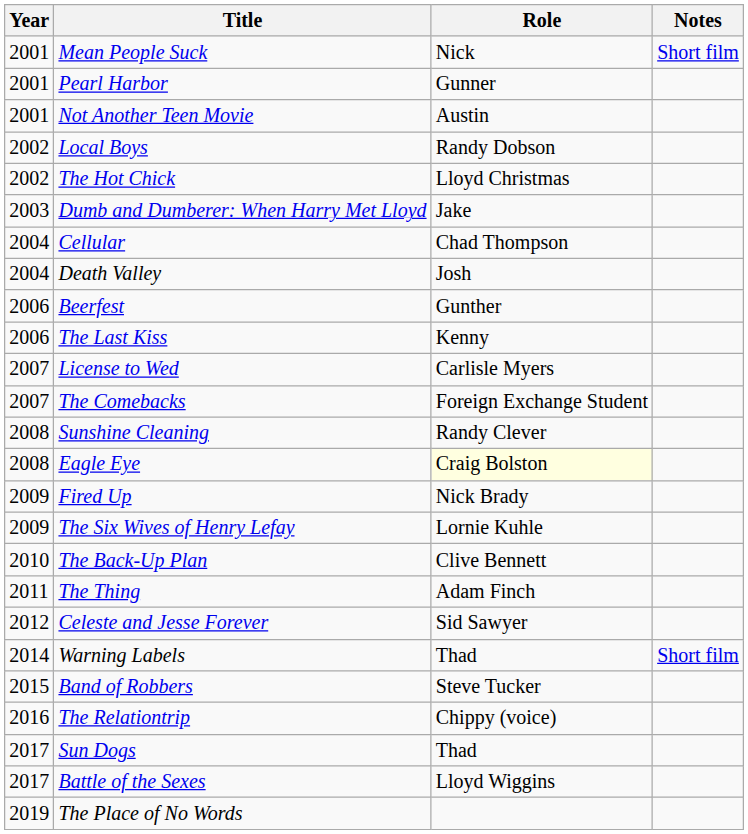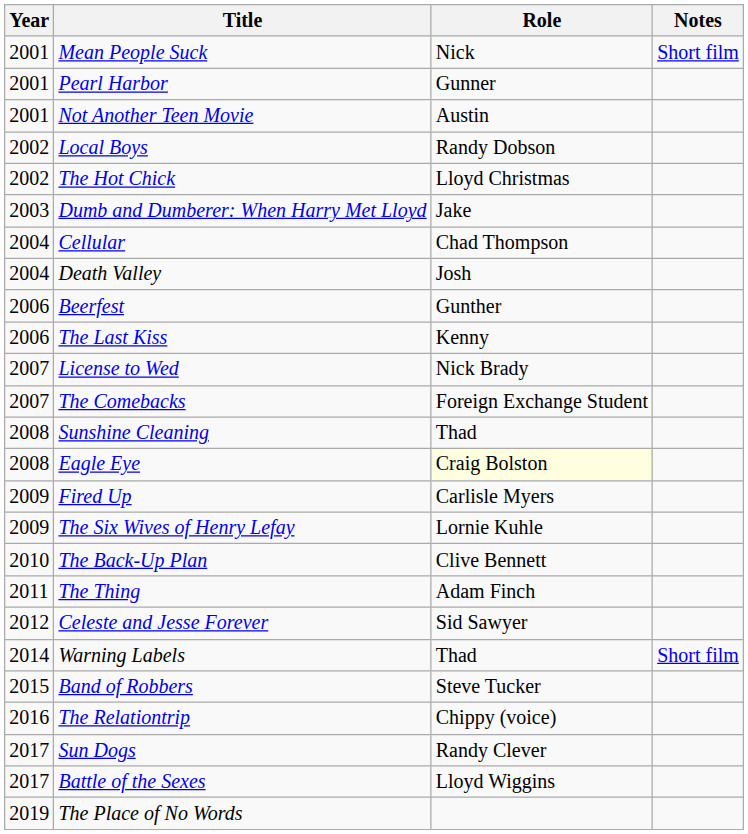(495, 369) Carlisle Myers -> (482, 369) Nick Brady
(491, 432) Randy Clever -> (456, 432) Thad
(482, 496) Nick Brady -> (495, 496) Carlisle Myers
(456, 749) Thad -> (491, 749) Randy Clever
